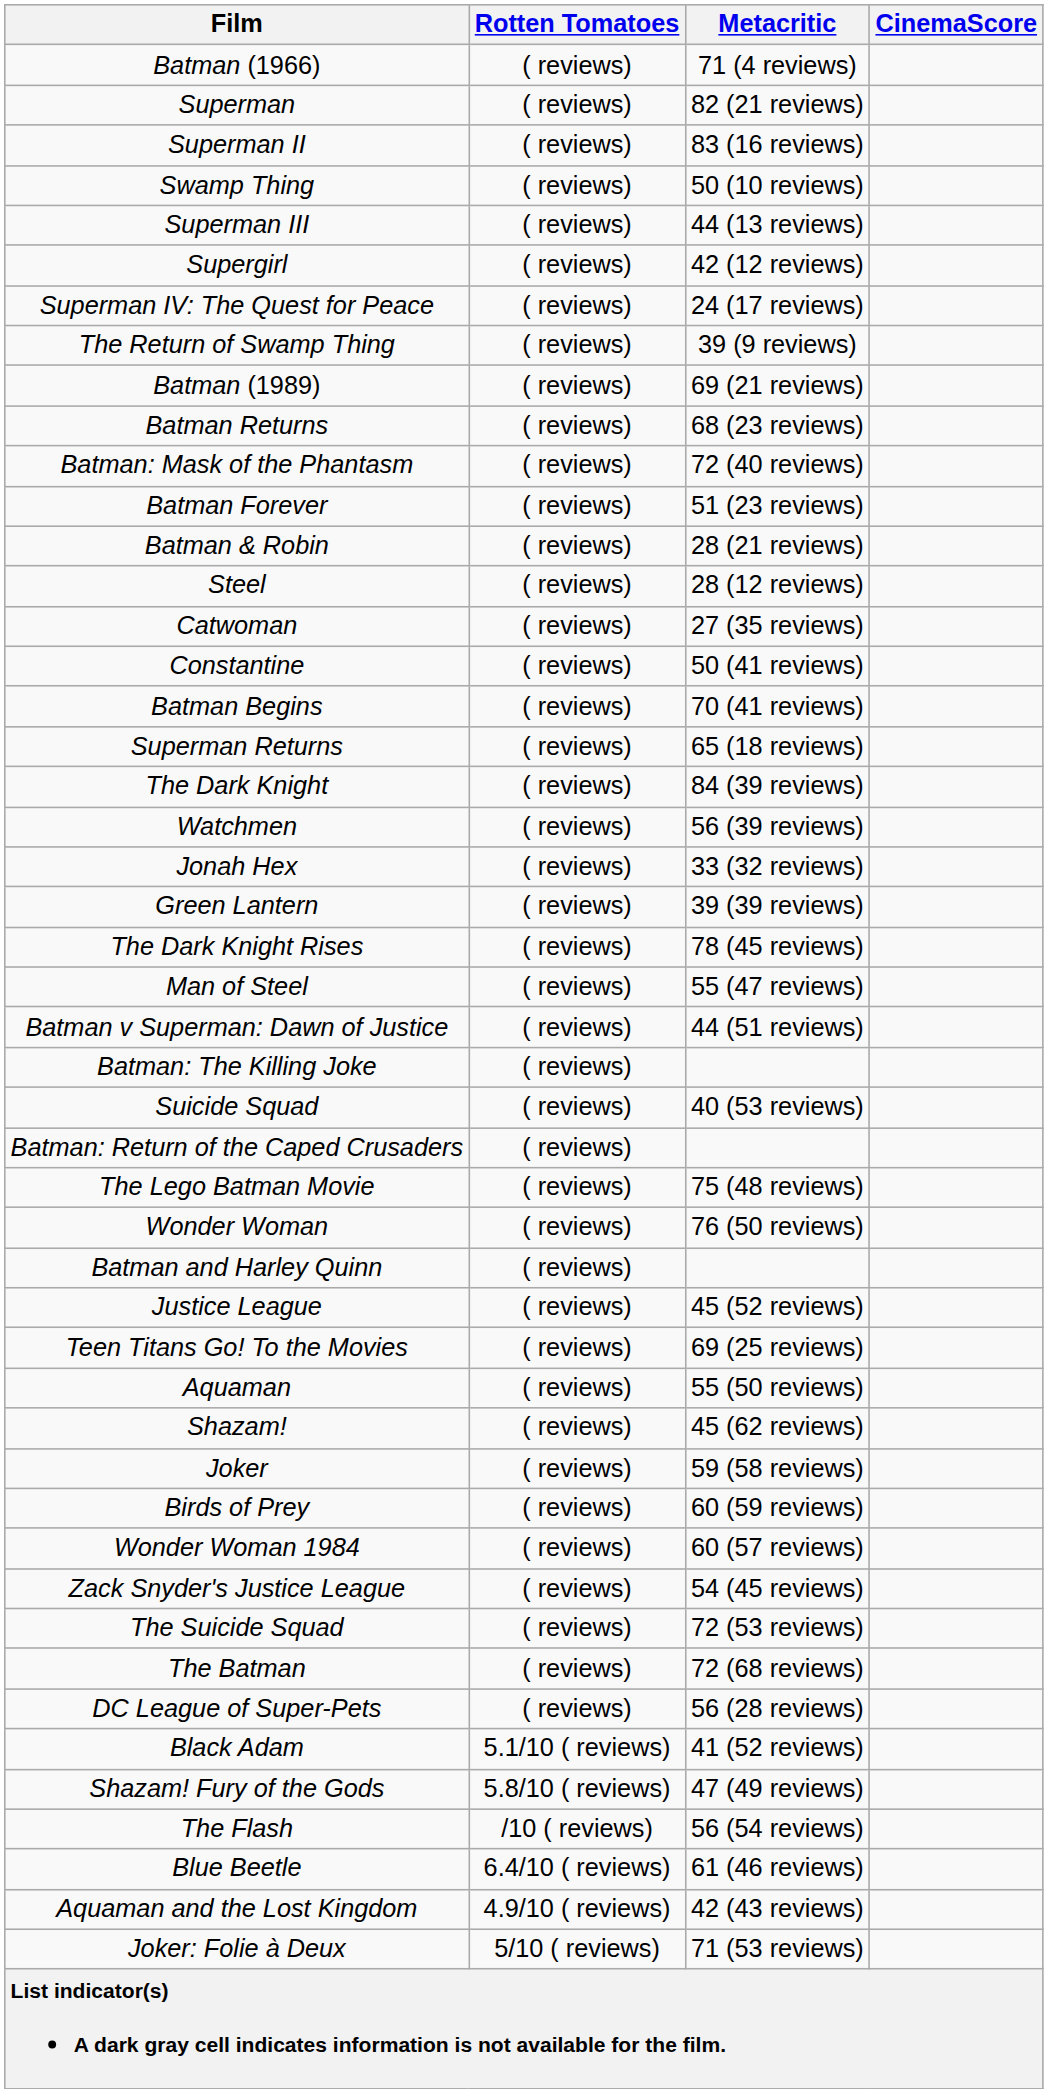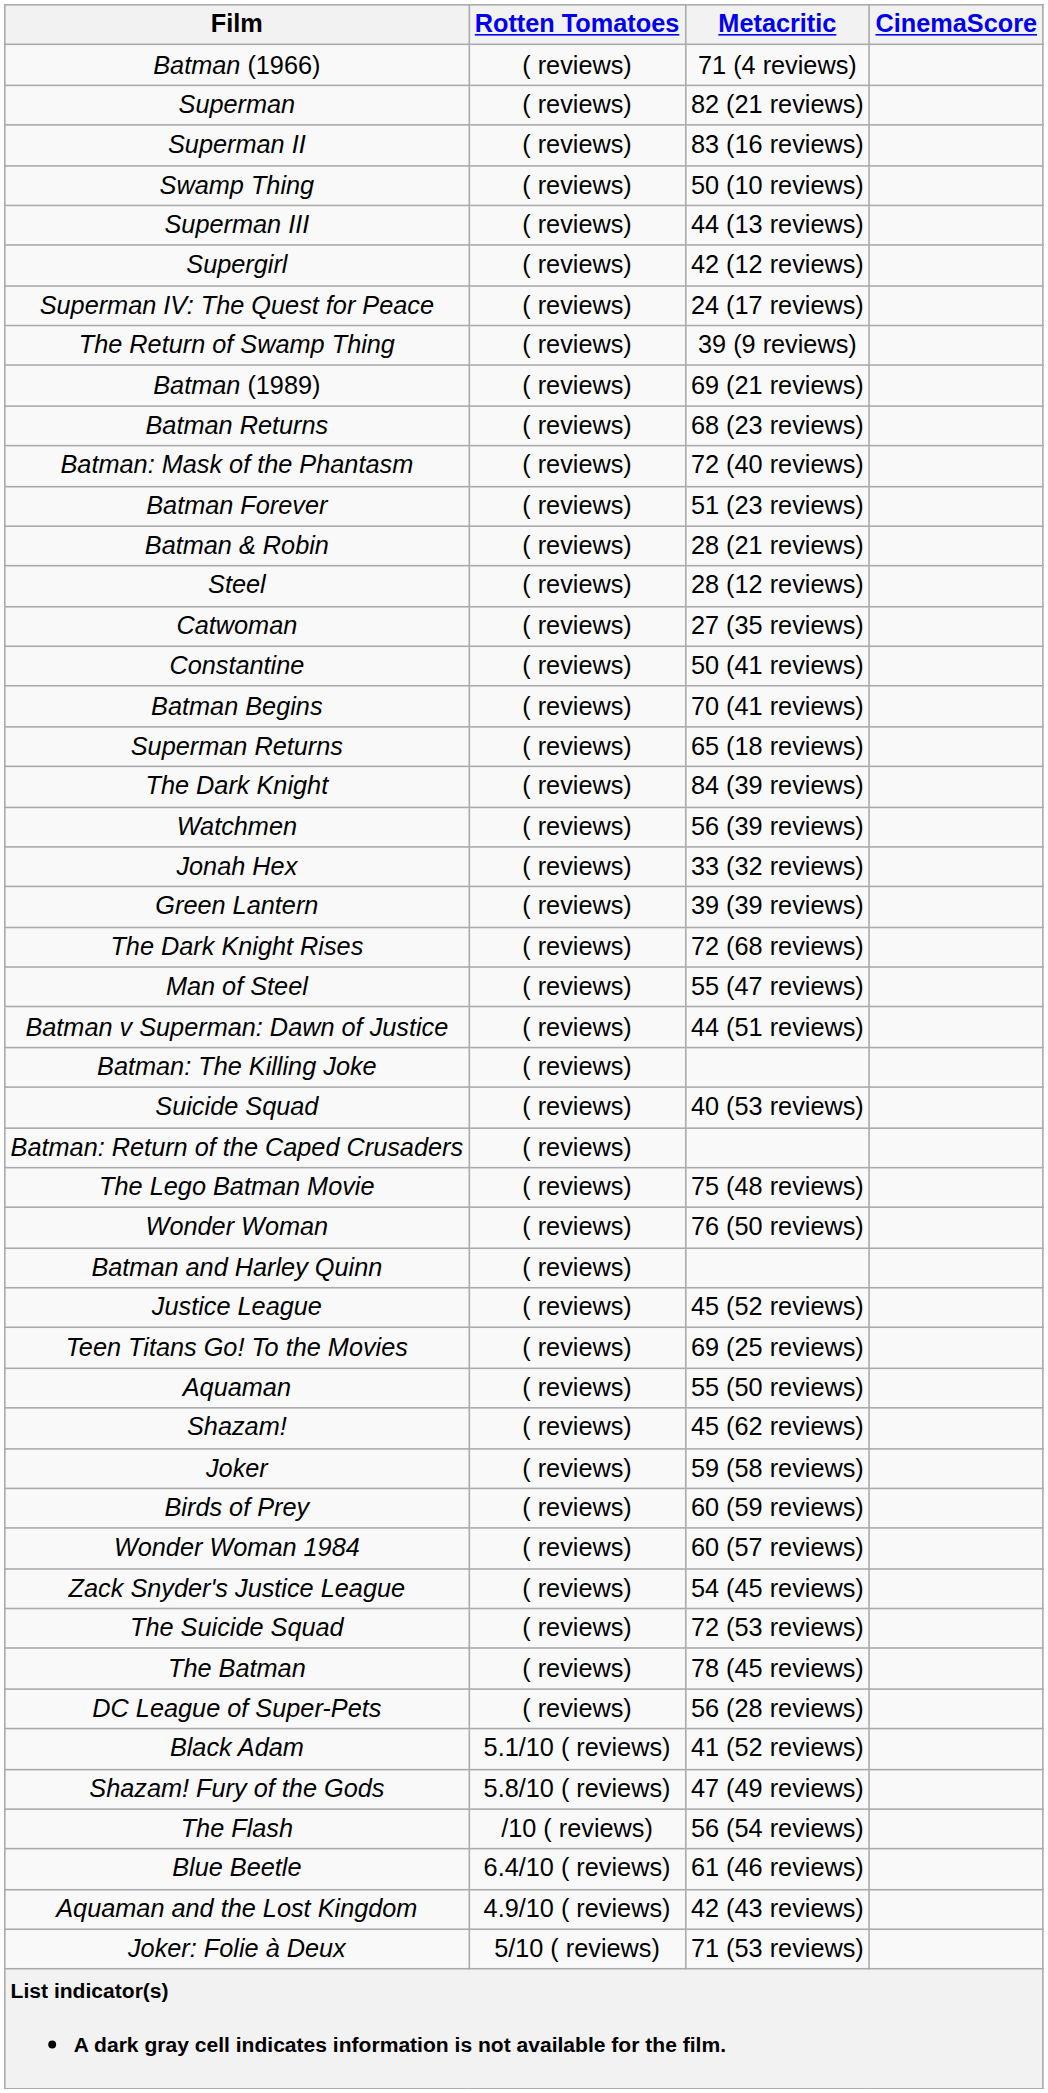(777, 946) 78 (45 reviews) -> (777, 946) 72 (68 reviews)
(777, 1668) 72 (68 reviews) -> (777, 1668) 78 (45 reviews)
